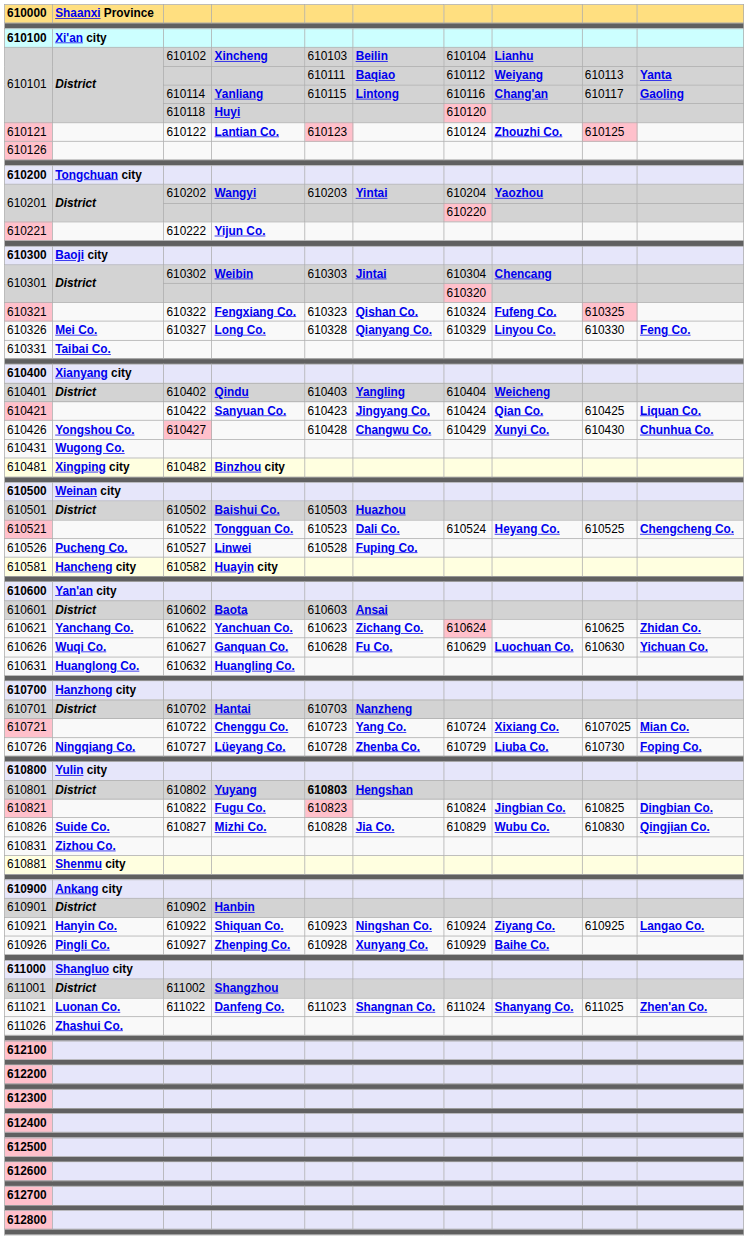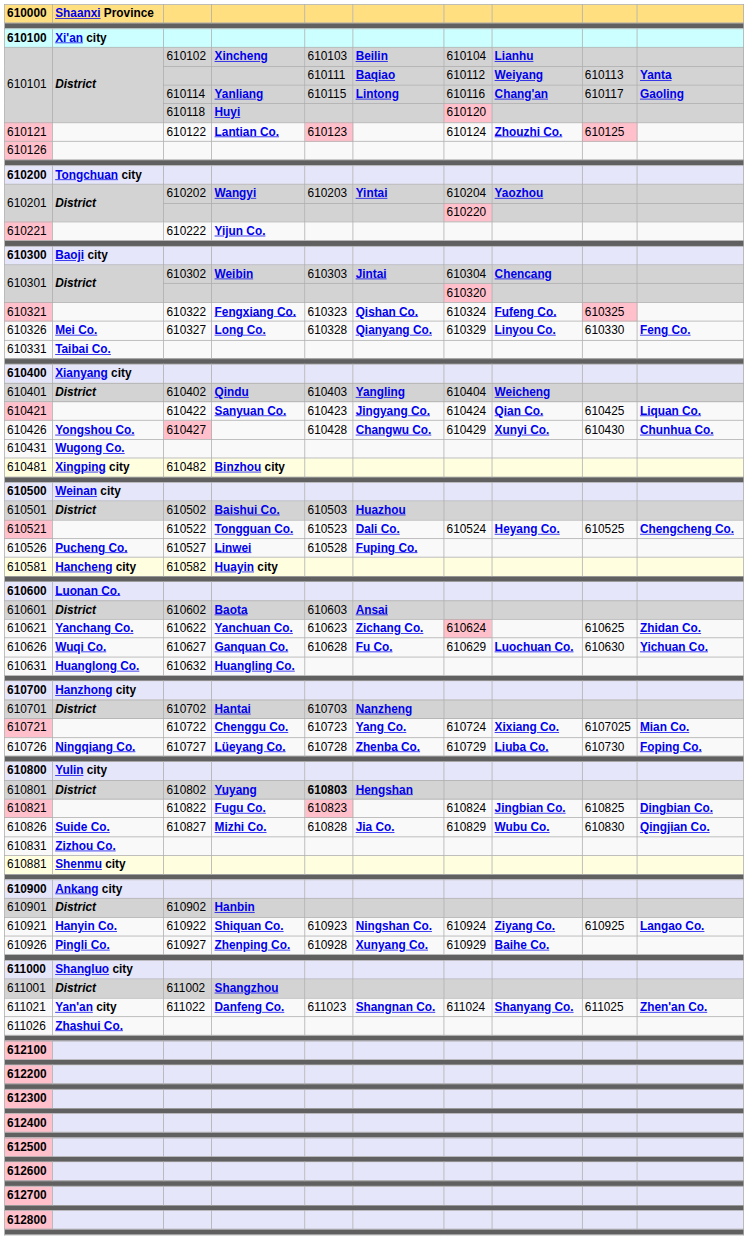(86, 591) Yan'an city -> (88, 591) Luonan Co.
(88, 1007) Luonan Co. -> (86, 1007) Yan'an city
